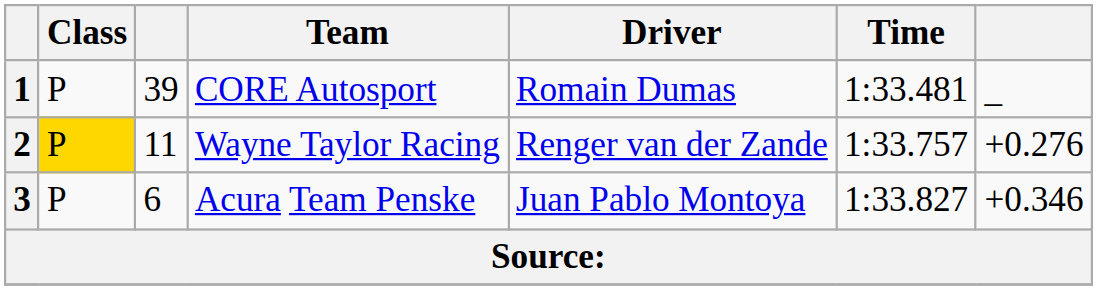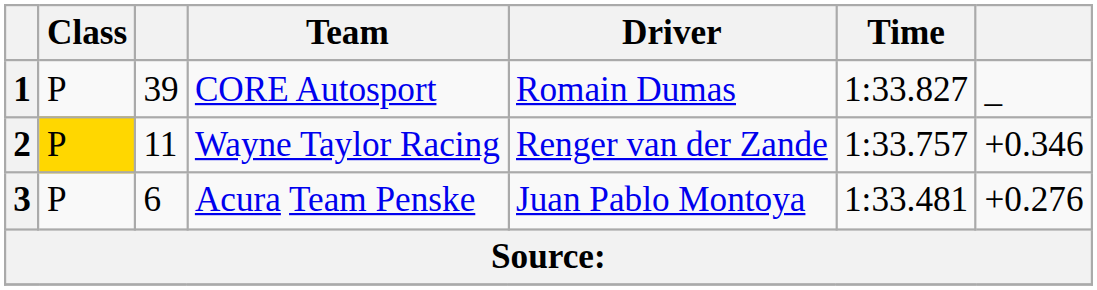(906, 88) 1:33.481 -> (906, 88) 1:33.827
(1034, 144) +0.276 -> (1034, 144) +0.346
(906, 199) 1:33.827 -> (906, 199) 1:33.481
(1034, 199) +0.346 -> (1034, 199) +0.276
